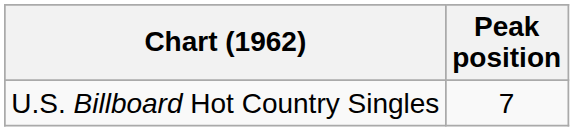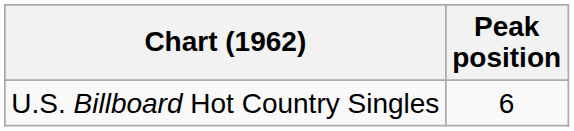(507, 102) 7 -> (507, 102) 6
